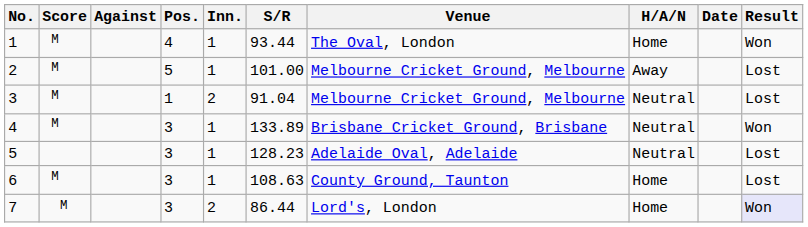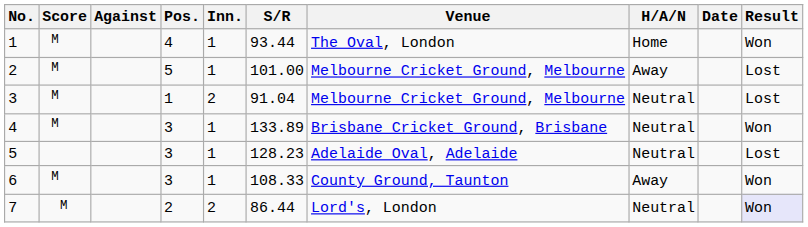(277, 180) 108.63 -> (277, 180) 108.33
(650, 180) Home -> (650, 180) Away
(763, 180) Lost -> (759, 180) Won
(169, 208) 3 -> (169, 208) 2
(650, 208) Home -> (664, 208) Neutral
